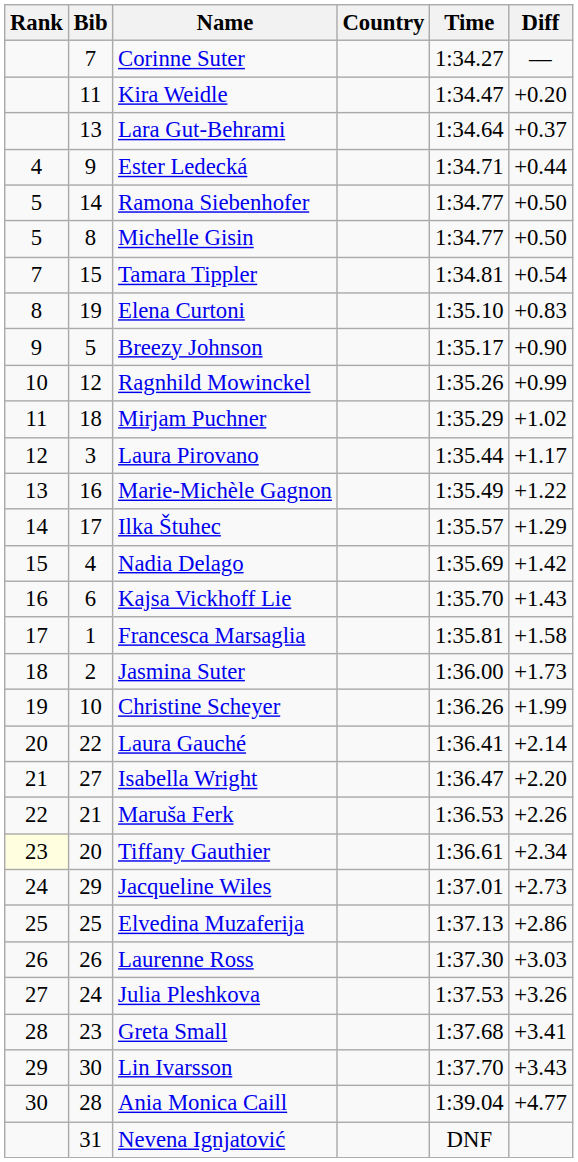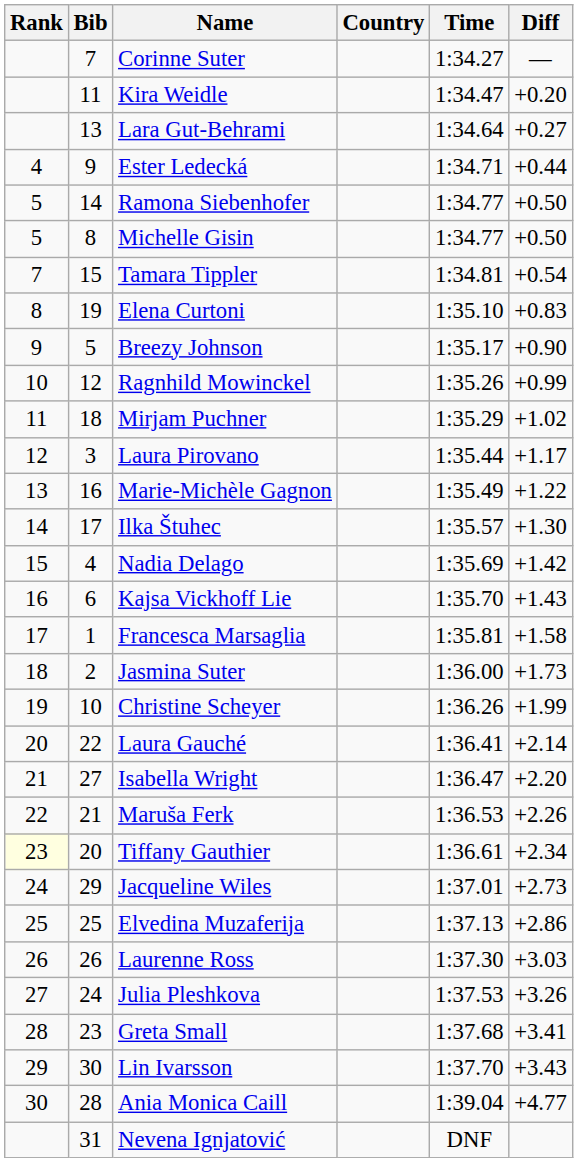(540, 130) +0.37 -> (540, 130) +0.27
(540, 526) +1.29 -> (540, 526) +1.30
